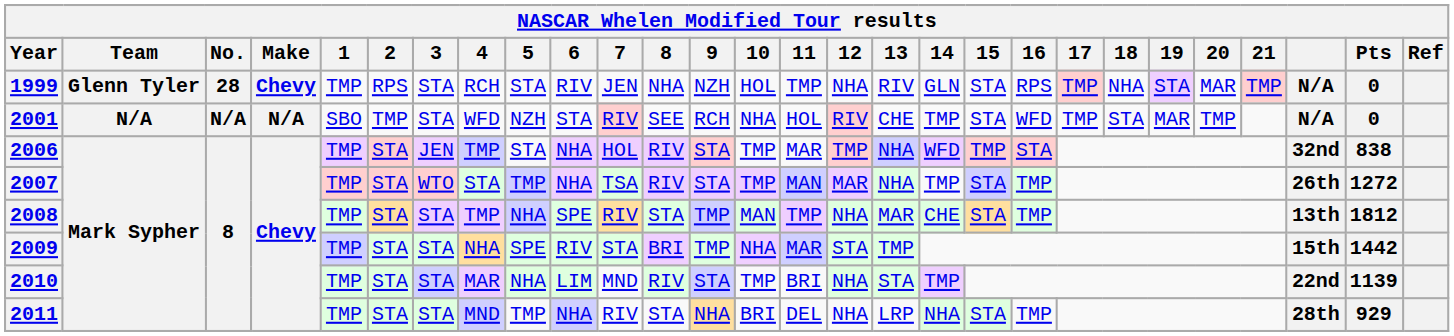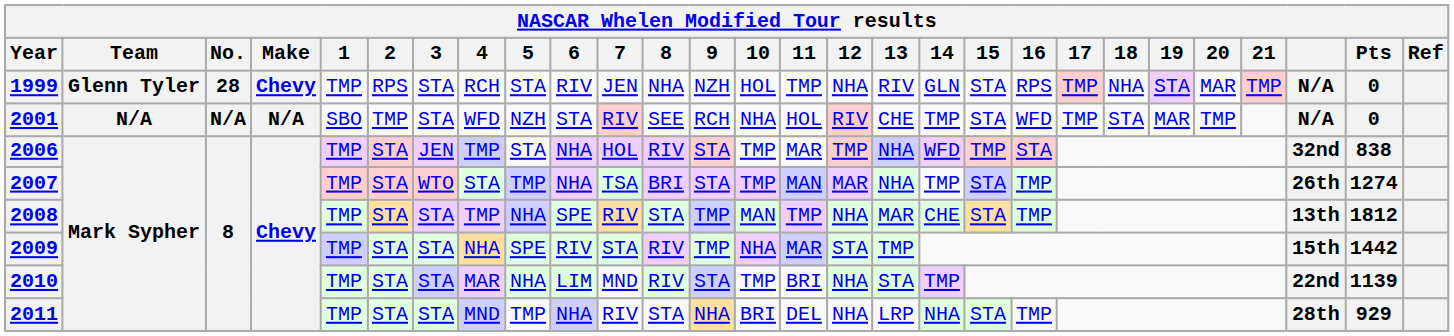(666, 184) RIV -> (666, 184) BRI
(1374, 184) 1272 -> (1374, 184) 1274
(666, 249) BRI -> (666, 249) RIV
